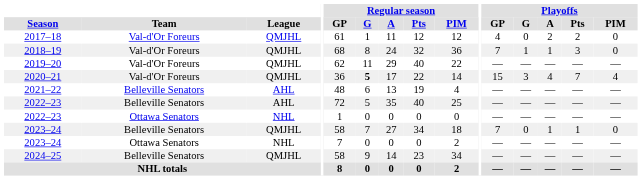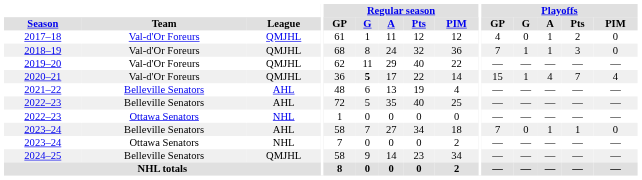(550, 37) 2 -> (550, 37) 1
(526, 76) 3 -> (526, 76) 1
(284, 129) QMJHL -> (284, 129) AHL
